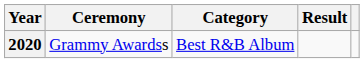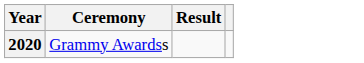- column: (235, 17)
